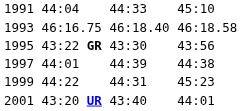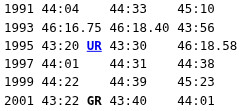(207, 27) 46:18.58 -> (196, 27) 43:56
(72, 46) 43:22 GR -> (72, 46) 43:20 UR
(196, 46) 43:56 -> (207, 46) 46:18.58
(128, 64) 44:39 -> (128, 64) 44:31
(128, 82) 44:31 -> (128, 82) 44:39
(72, 100) 43:20 UR -> (72, 100) 43:22 GR
